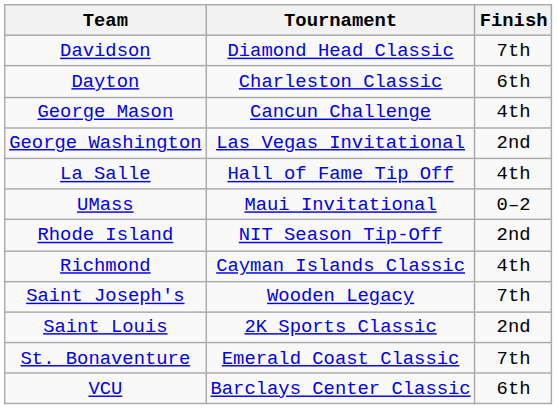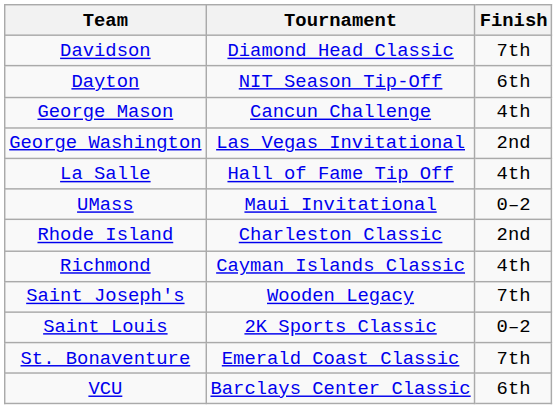(341, 82) Charleston Classic -> (341, 82) NIT Season Tip-Off
(341, 235) NIT Season Tip-Off -> (341, 235) Charleston Classic
(514, 327) 2nd -> (514, 327) 0–2
